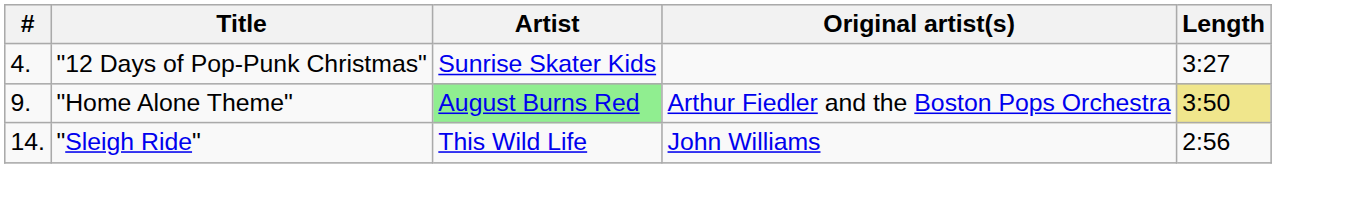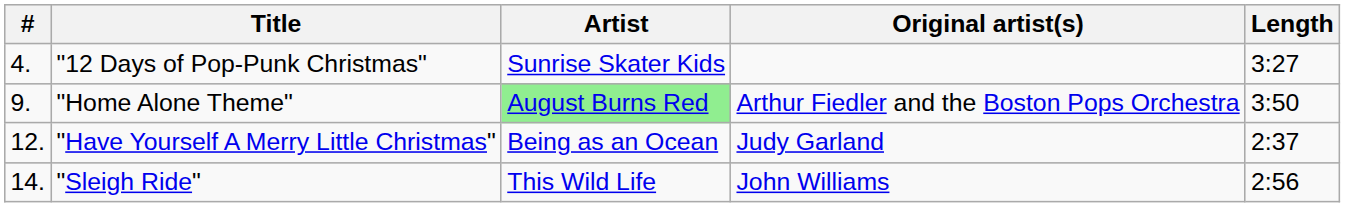(1206, 102) khaki background -> (1275, 102) no background
+ row: (276, 142)
